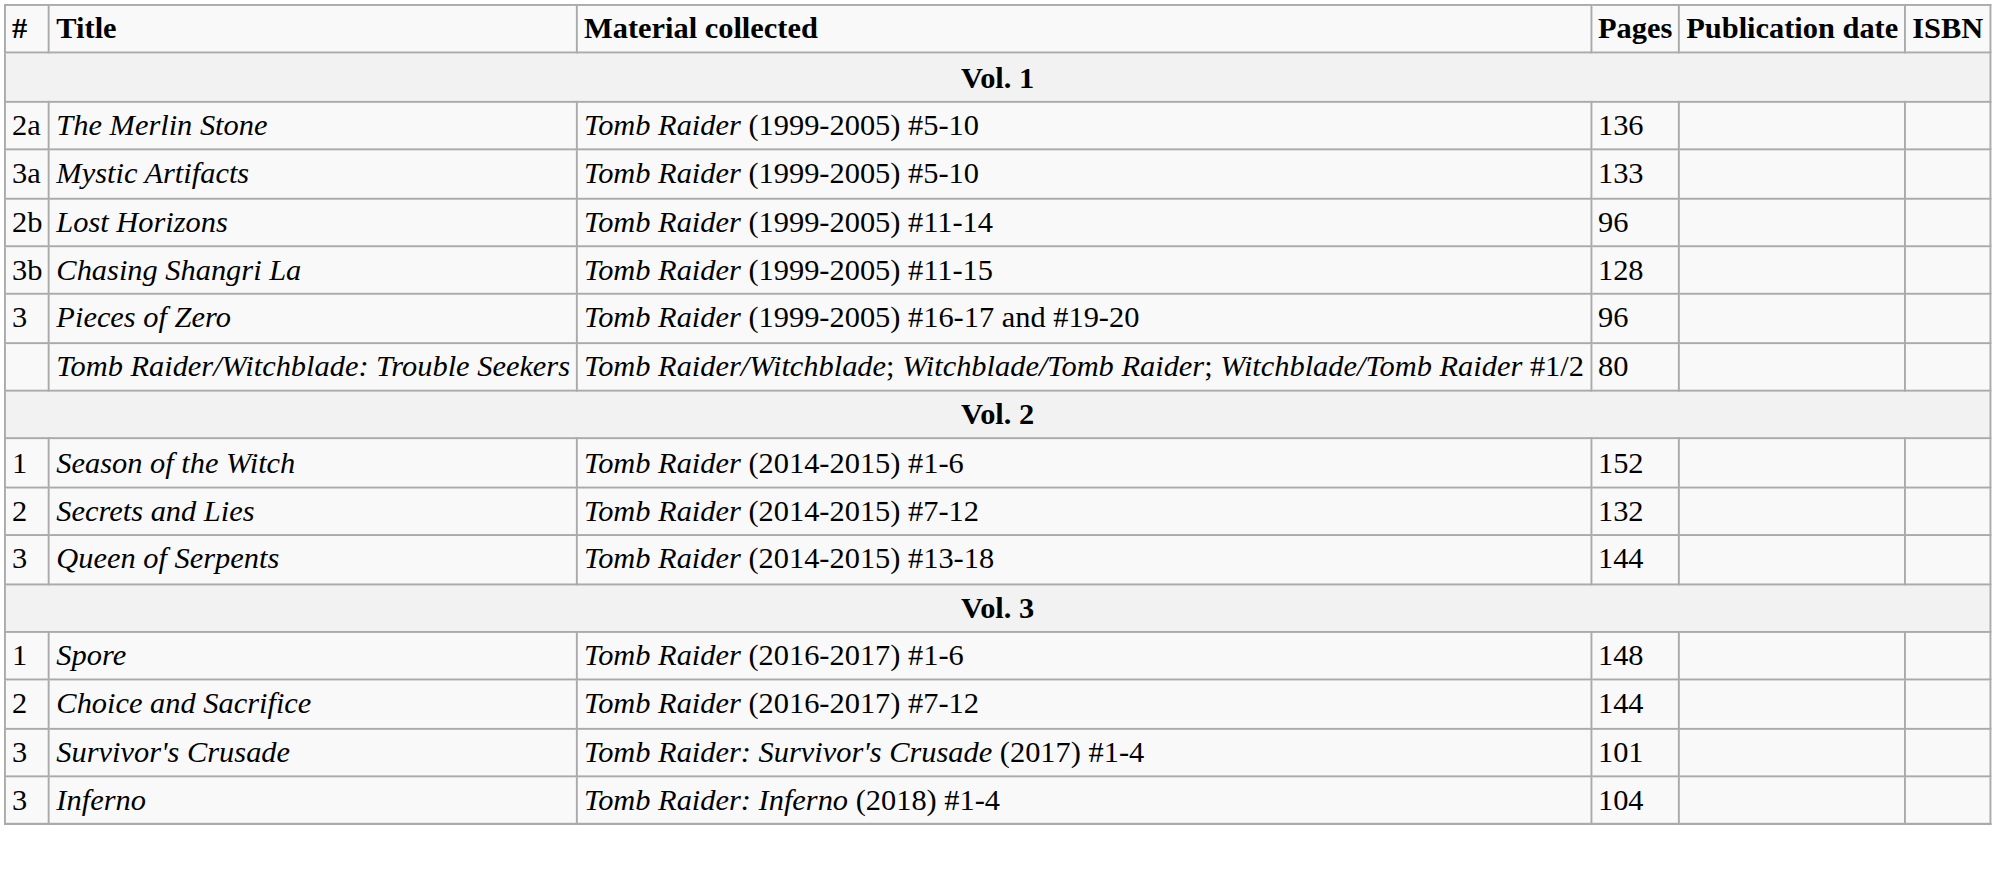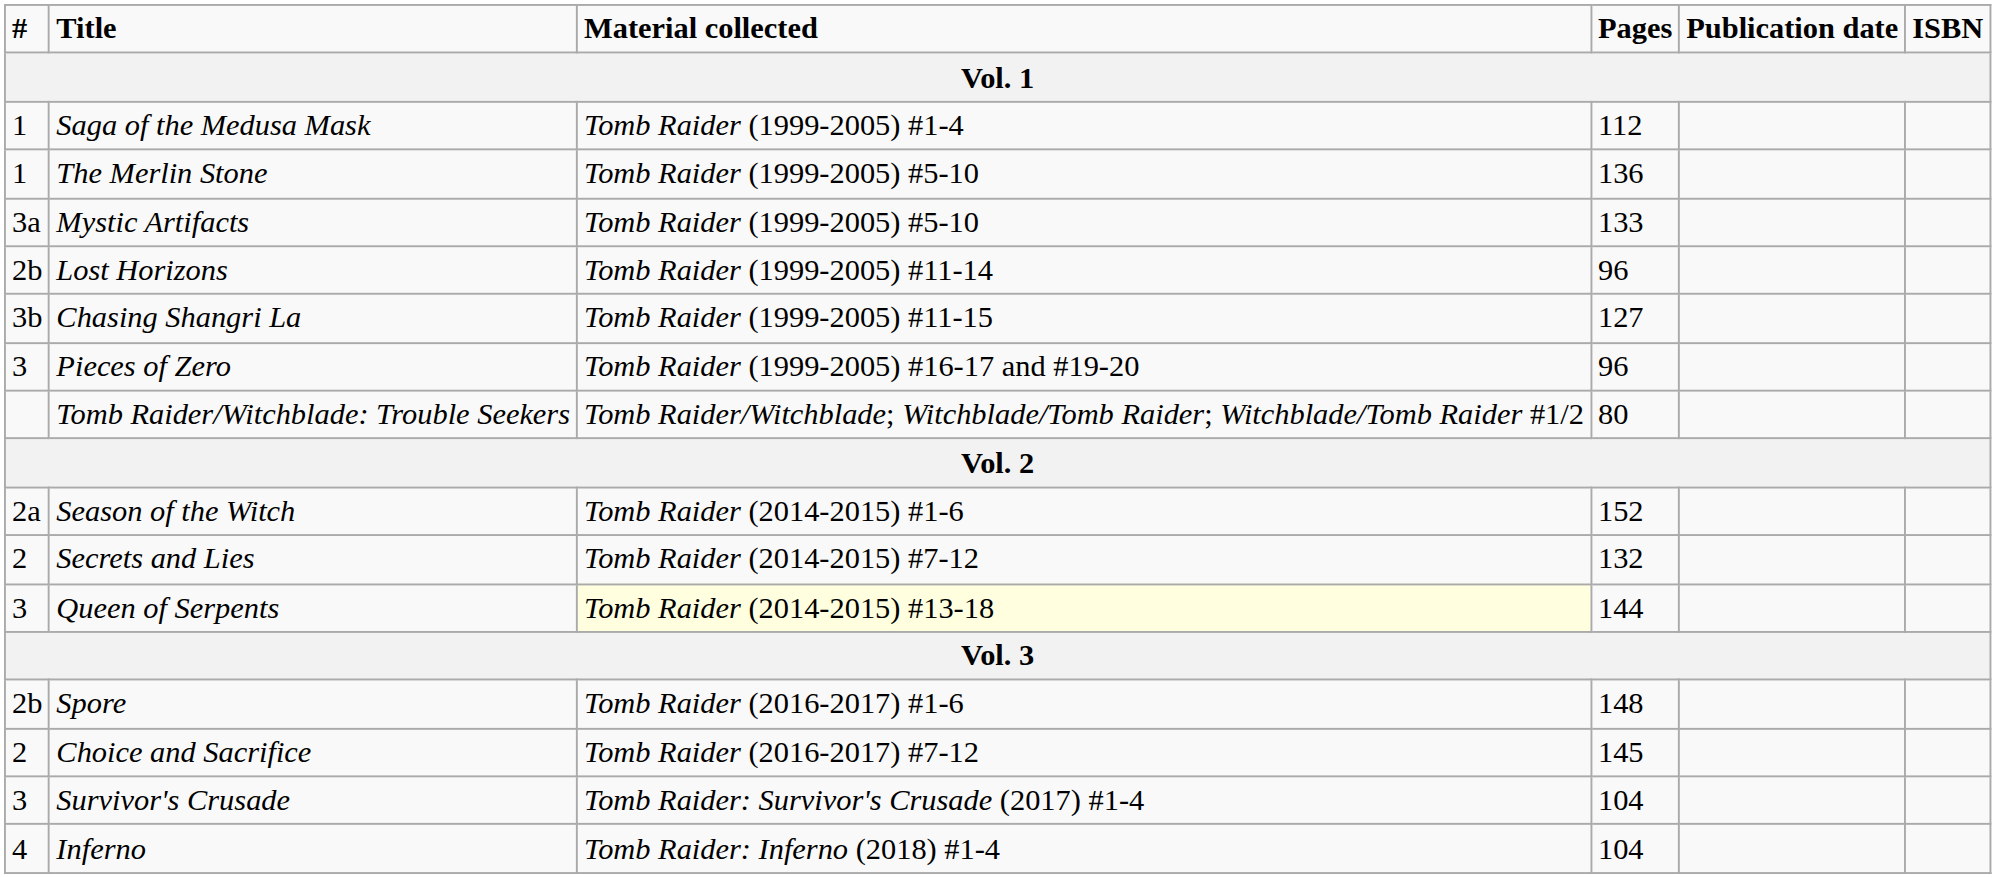+ row: (213, 125)
(26, 125) 2a -> (20, 173) 1
(1621, 269) 128 -> (1621, 317) 127
(20, 462) 1 -> (26, 510) 2a
(789, 558) no background -> (789, 607) lightyellow background
(20, 655) 1 -> (27, 703) 2b
(1621, 703) 144 -> (1621, 751) 145
(1621, 751) 101 -> (1621, 800) 104
(20, 800) 3 -> (20, 848) 4
